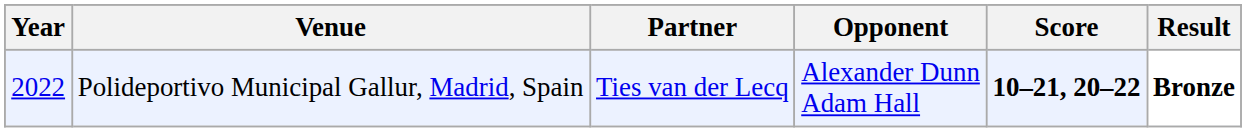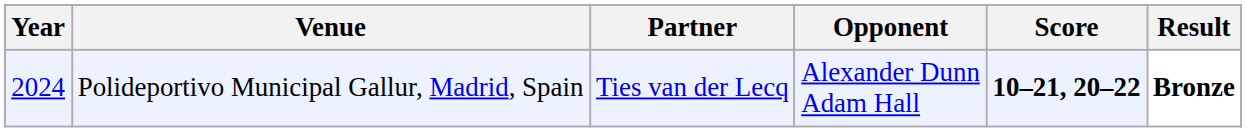(38, 87) 2022 -> (38, 87) 2024
